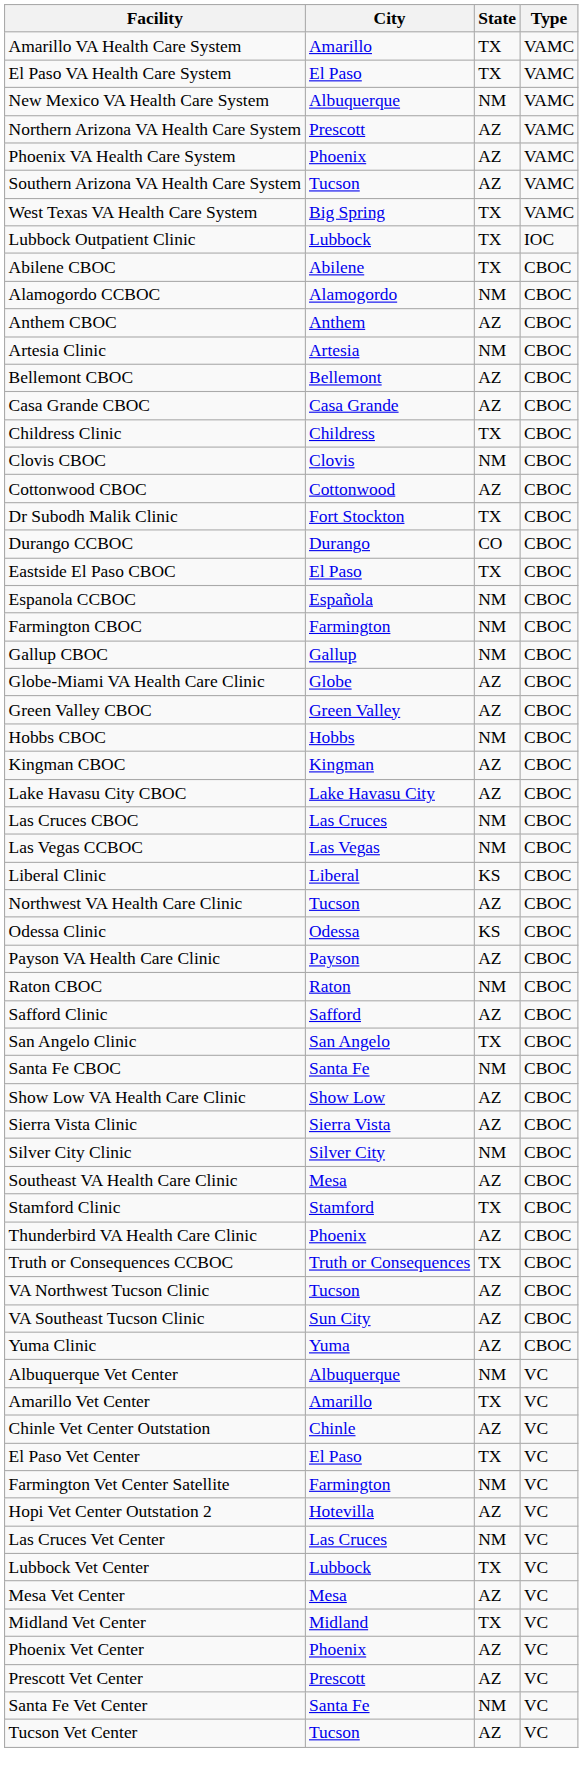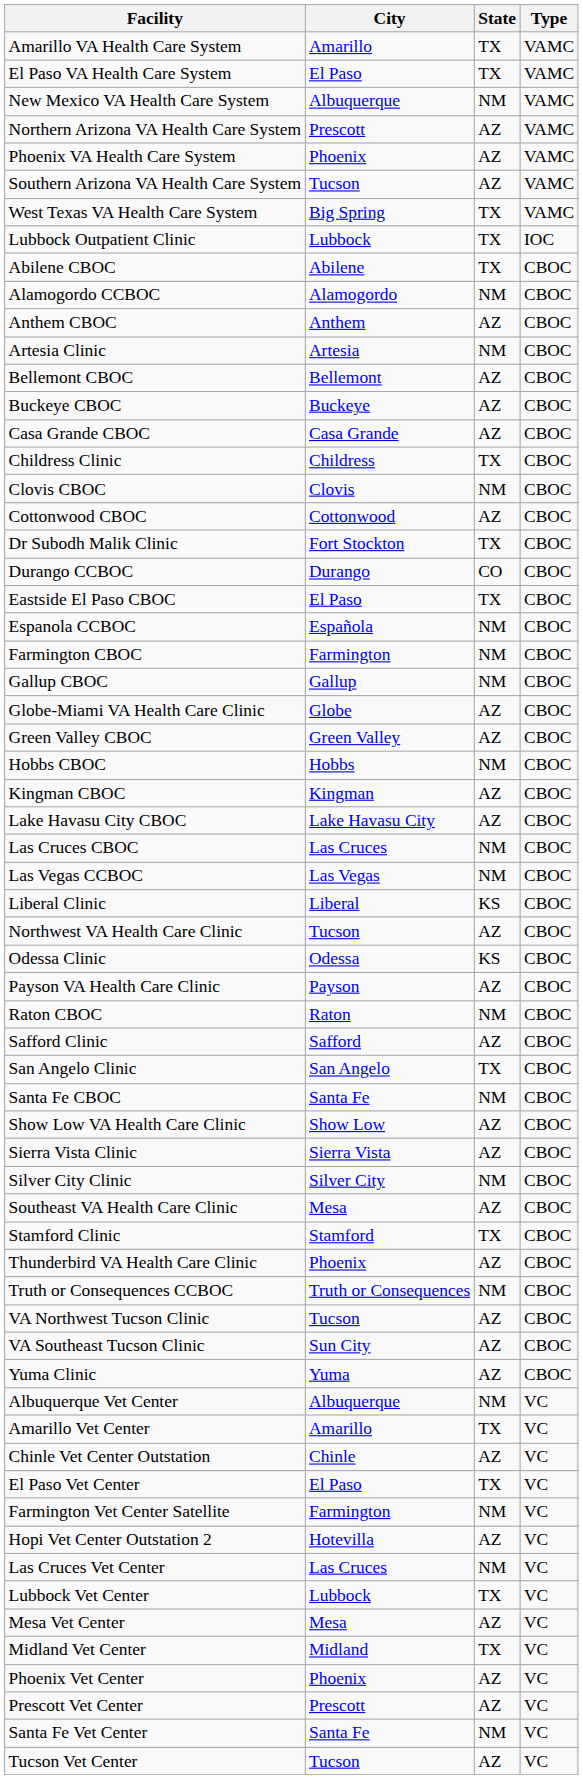+ row: (65, 405)
(490, 1262) TX -> (492, 1290) NM
